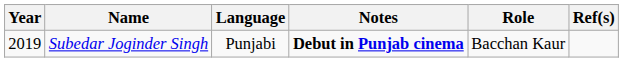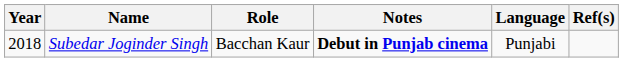columns swapped: (518, 17) <-> (251, 17)
(25, 43) 2019 -> (25, 43) 2018
